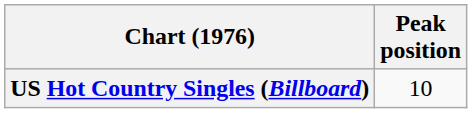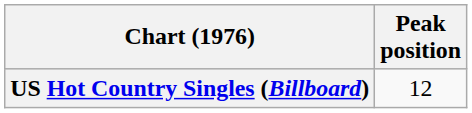(421, 88) 10 -> (421, 88) 12
